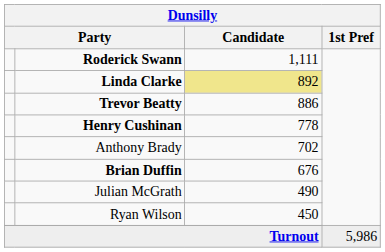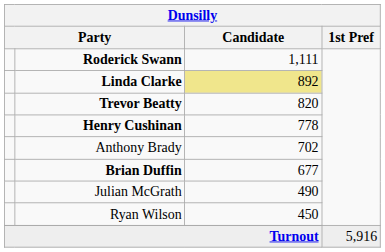(308, 103) 886 -> (308, 103) 820
(308, 170) 676 -> (308, 170) 677
(362, 236) 5,986 -> (362, 236) 5,916
